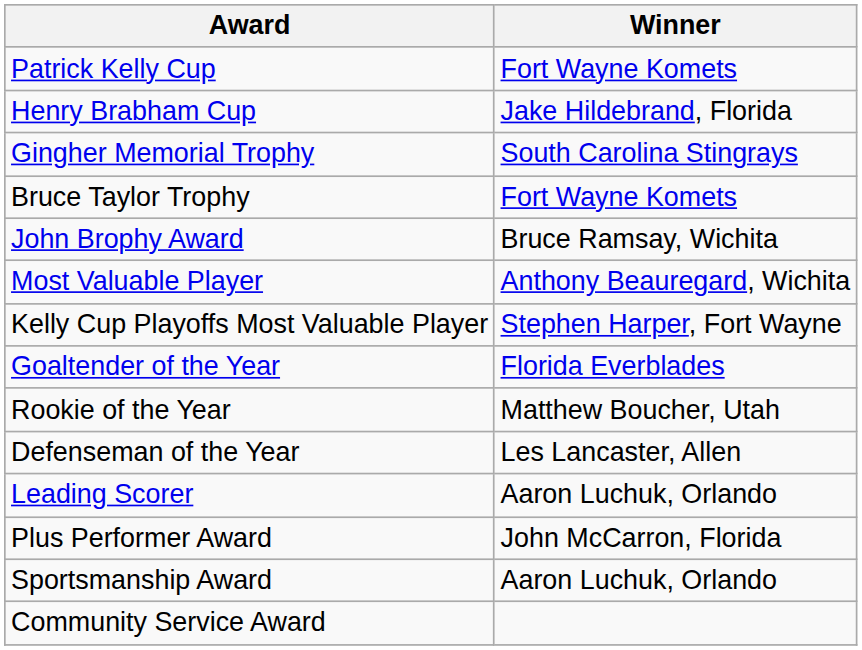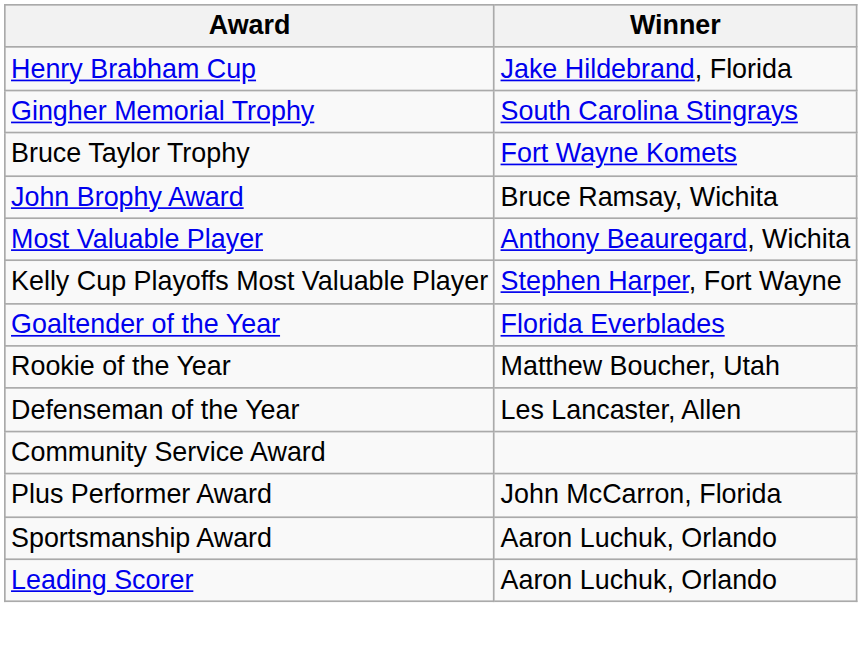- row: (113, 68)
rows swapped: (102, 494) <-> (168, 622)
